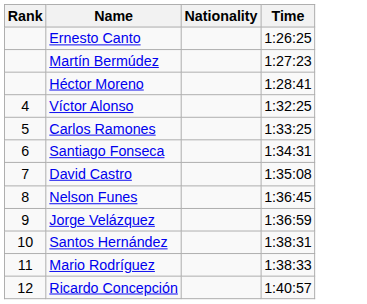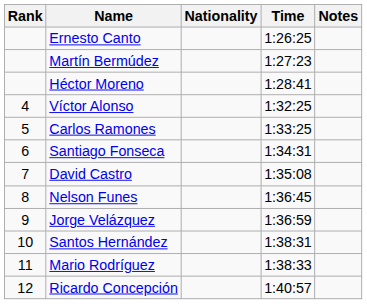+ column: (338, 16)
